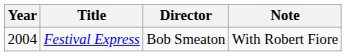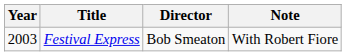(22, 39) 2004 -> (22, 39) 2003
